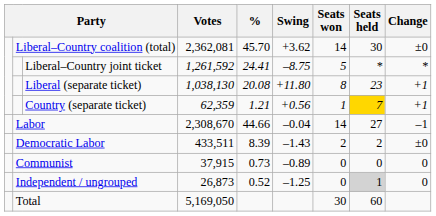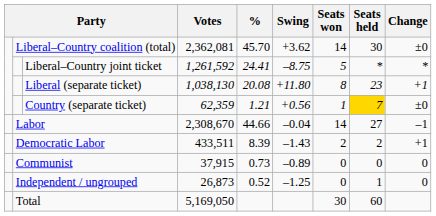(421, 104) +1 -> (421, 104) ±0
(421, 143) ±0 -> (421, 143) +1
(379, 182) lightgrey background -> (379, 182) no background
